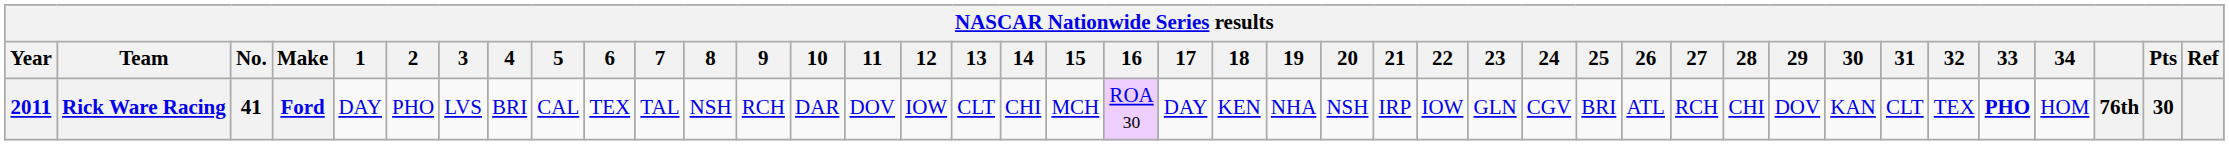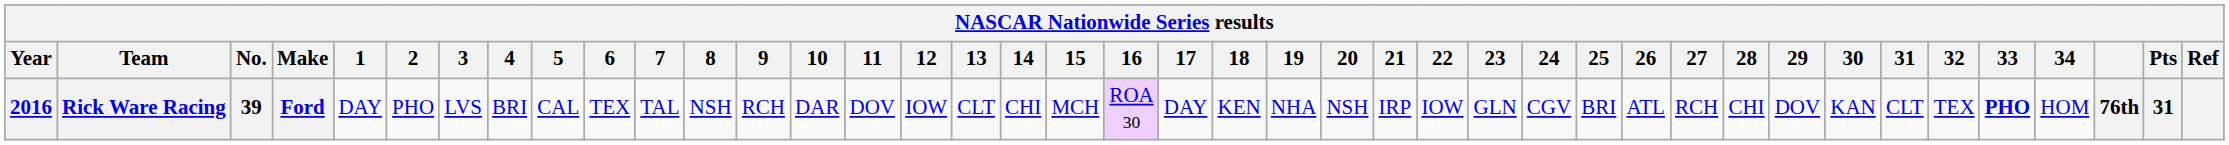(31, 108) 2011 -> (31, 108) 2016
(251, 108) 41 -> (251, 108) 39
(2163, 108) 30 -> (2163, 108) 31
